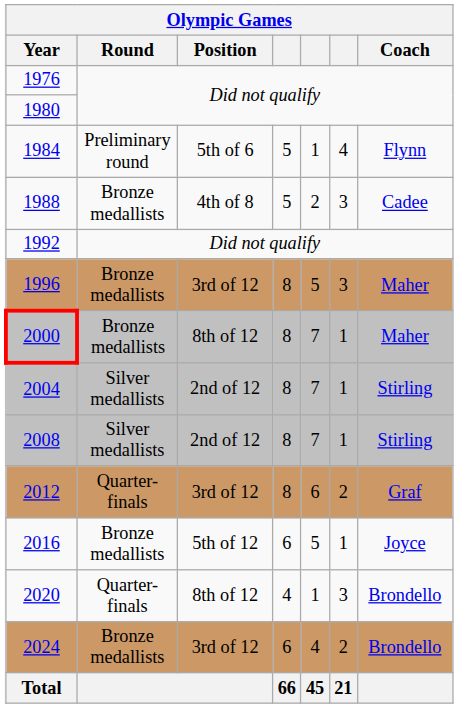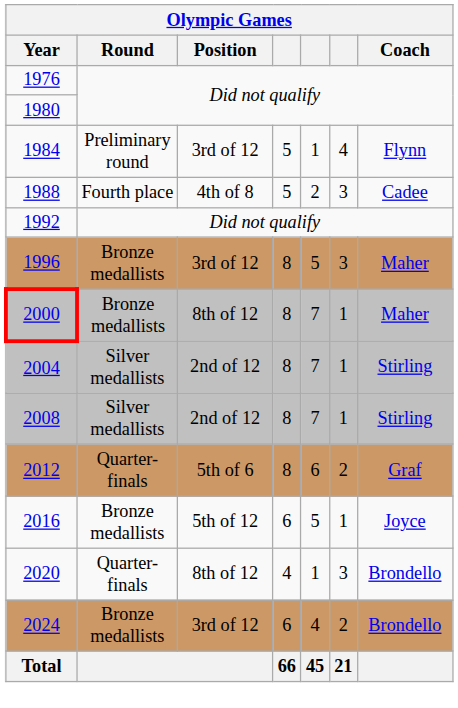(225, 151) 5th of 6 -> (225, 151) 3rd of 12
(127, 203) Bronze medallists -> (127, 192) Fourth place
(225, 492) 3rd of 12 -> (225, 470) 5th of 6
